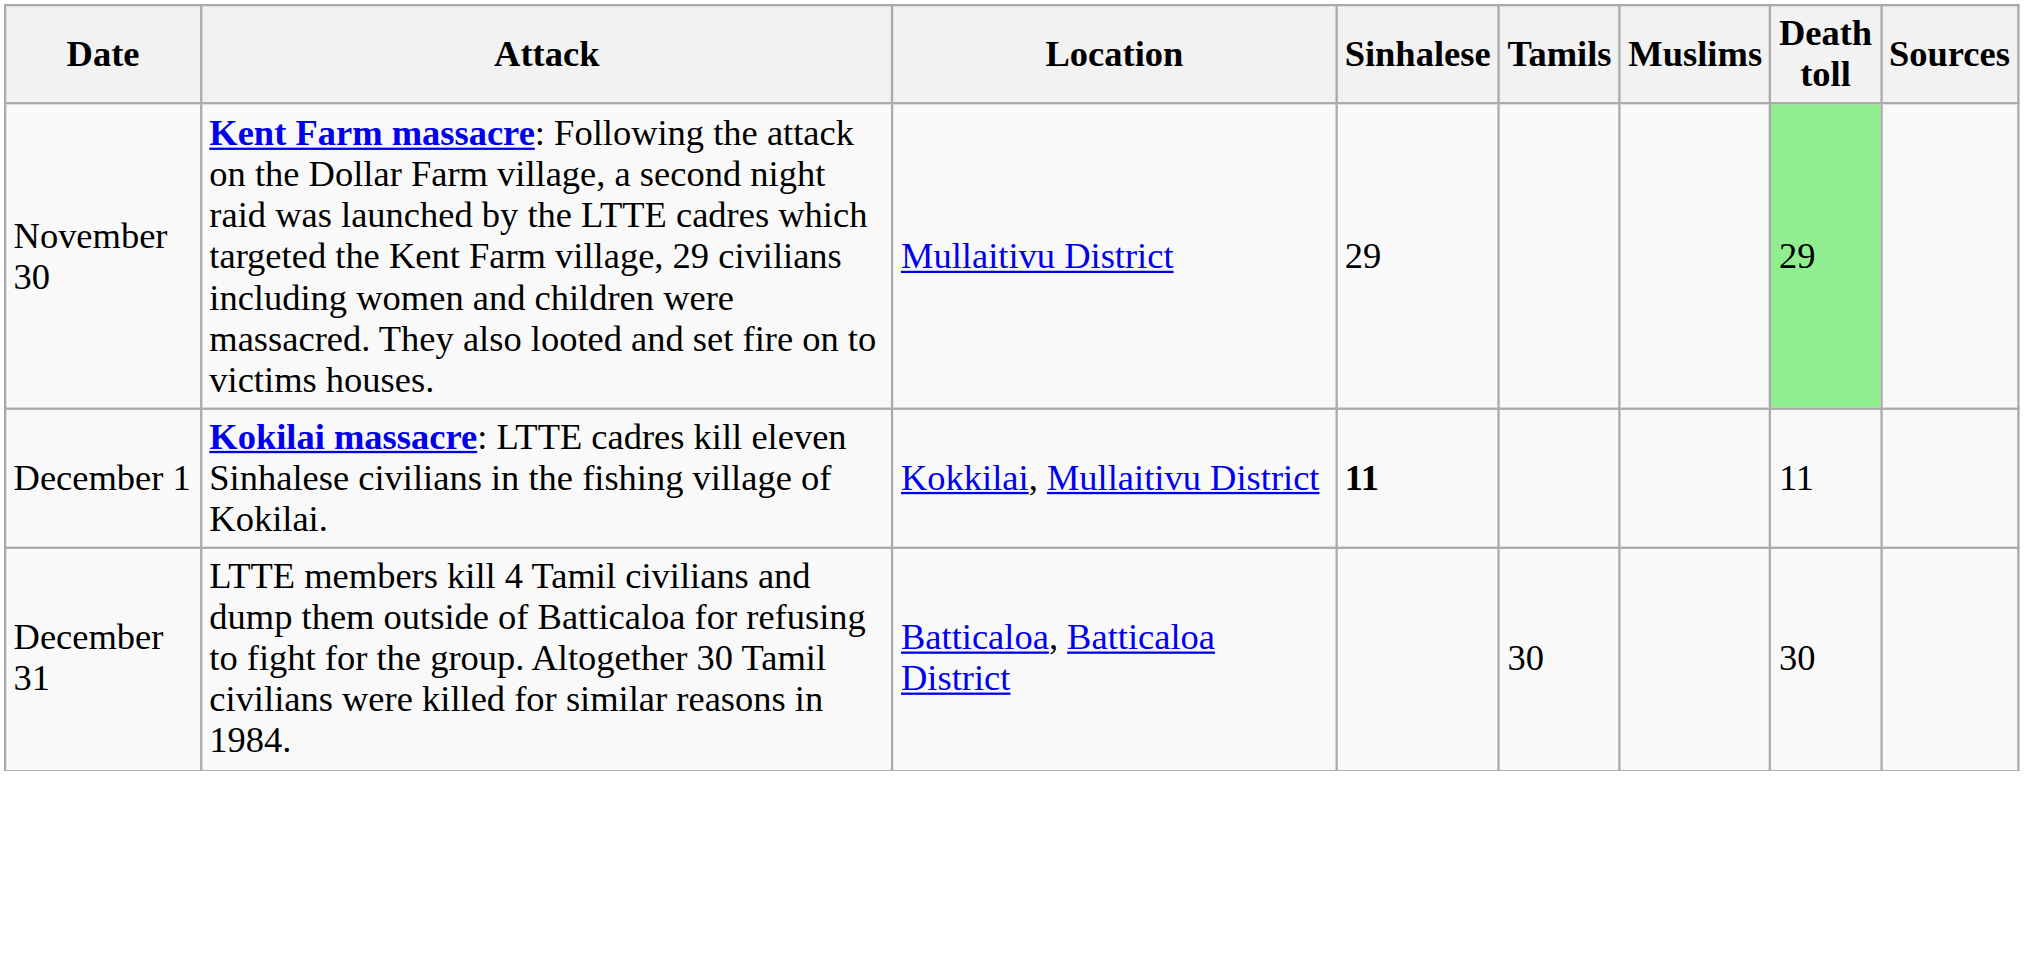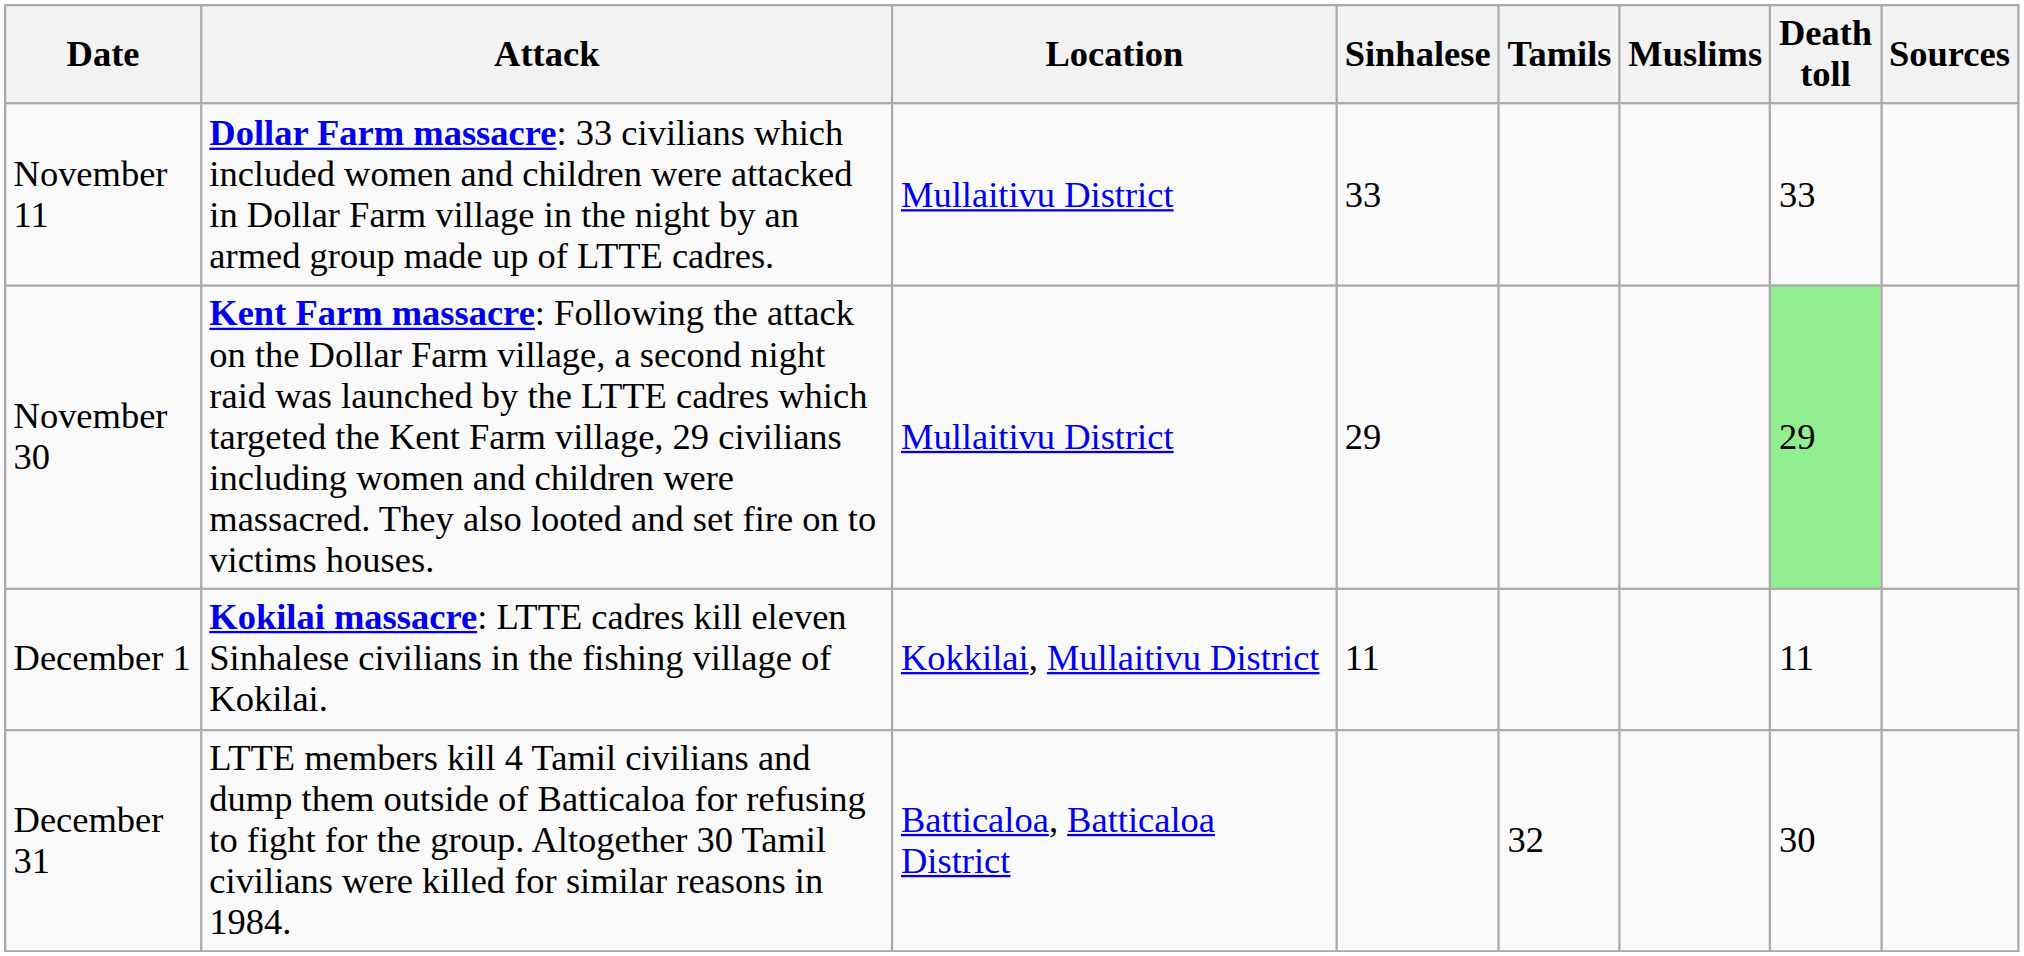+ row: (91, 193)
(1362, 477) bold -> (1362, 658) normal
(1526, 658) 30 -> (1526, 839) 32
